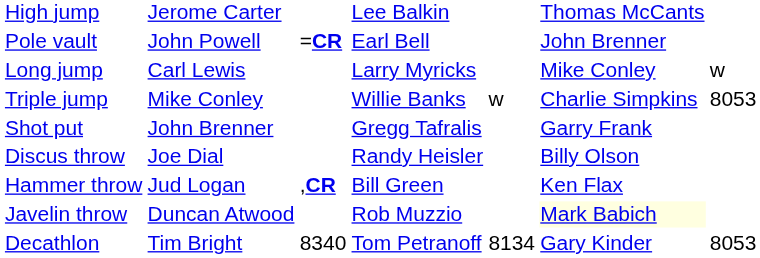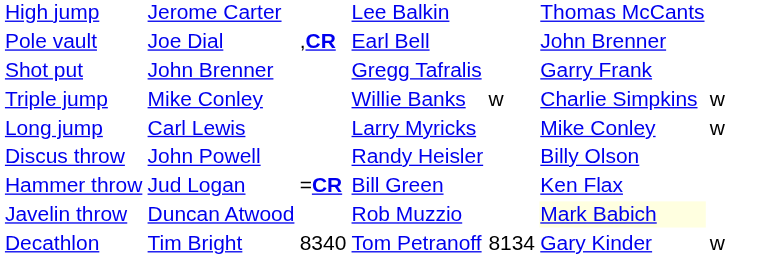(204, 41) John Powell -> (185, 41) Joe Dial
(321, 41) =CR -> (318, 41) ,CR
rows swapped: (54, 70) <-> (44, 127)
(733, 99) 8053 -> (717, 99) w
(185, 156) Joe Dial -> (204, 156) John Powell
(318, 185) ,CR -> (321, 185) =CR
(733, 243) 8053 -> (717, 243) w
